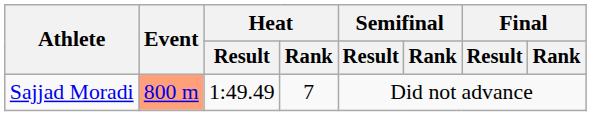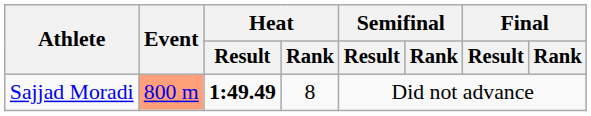(242, 92) normal -> (242, 92) bold
(309, 92) 7 -> (310, 92) 8
